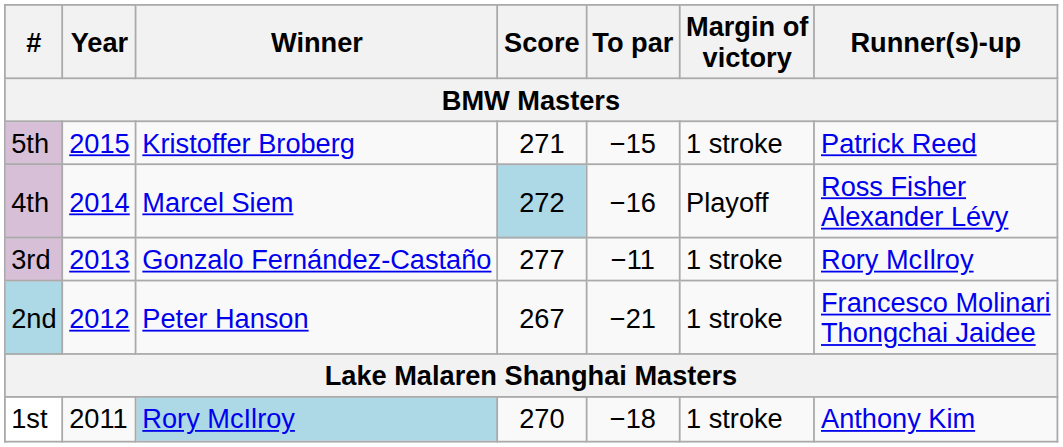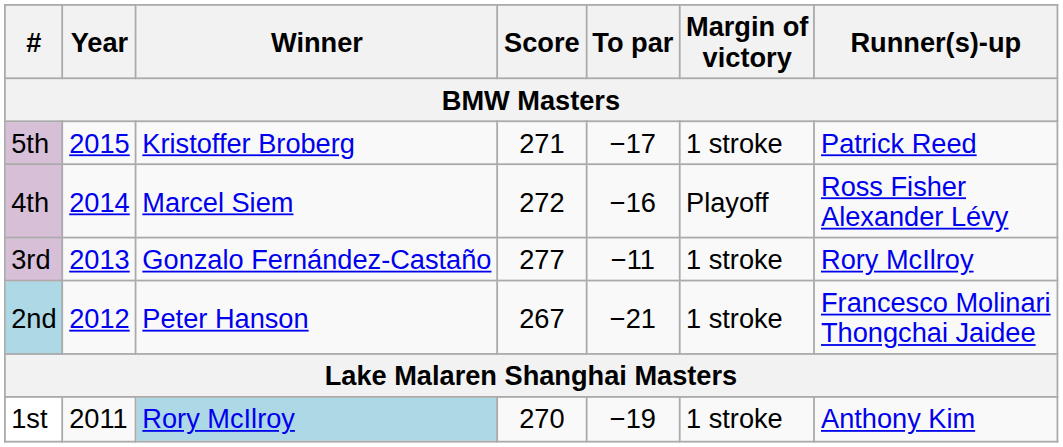(633, 143) −15 -> (633, 143) −17
(542, 201) lightblue background -> (542, 201) no background
(633, 419) −18 -> (633, 419) −19
